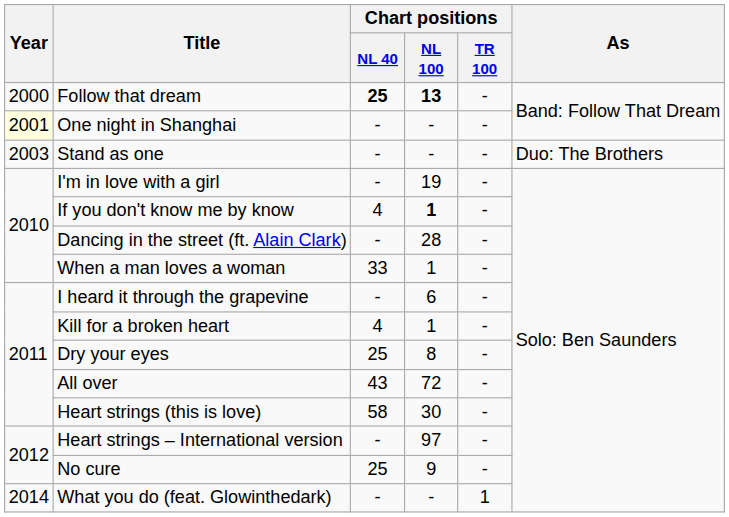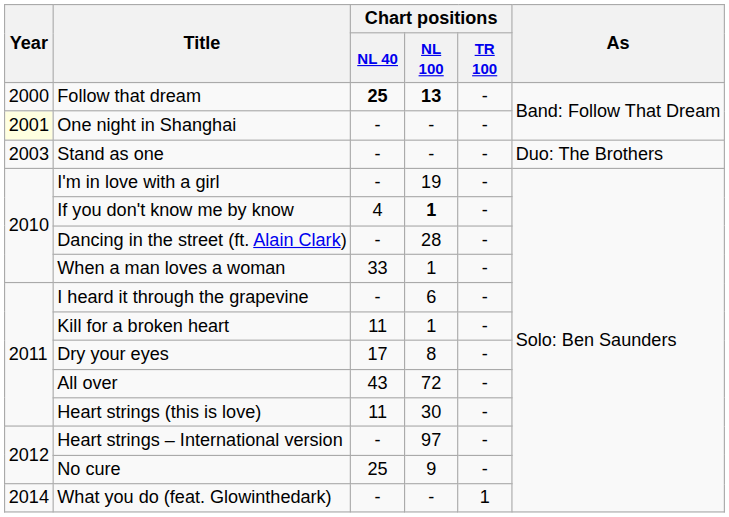(378, 325) 4 -> (378, 325) 11
(378, 354) 25 -> (378, 354) 17
(378, 411) 58 -> (378, 411) 11
